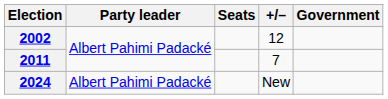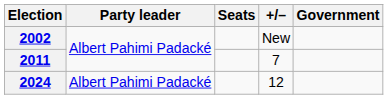(276, 37) 12 -> (276, 37) New
(276, 82) New -> (276, 82) 12
